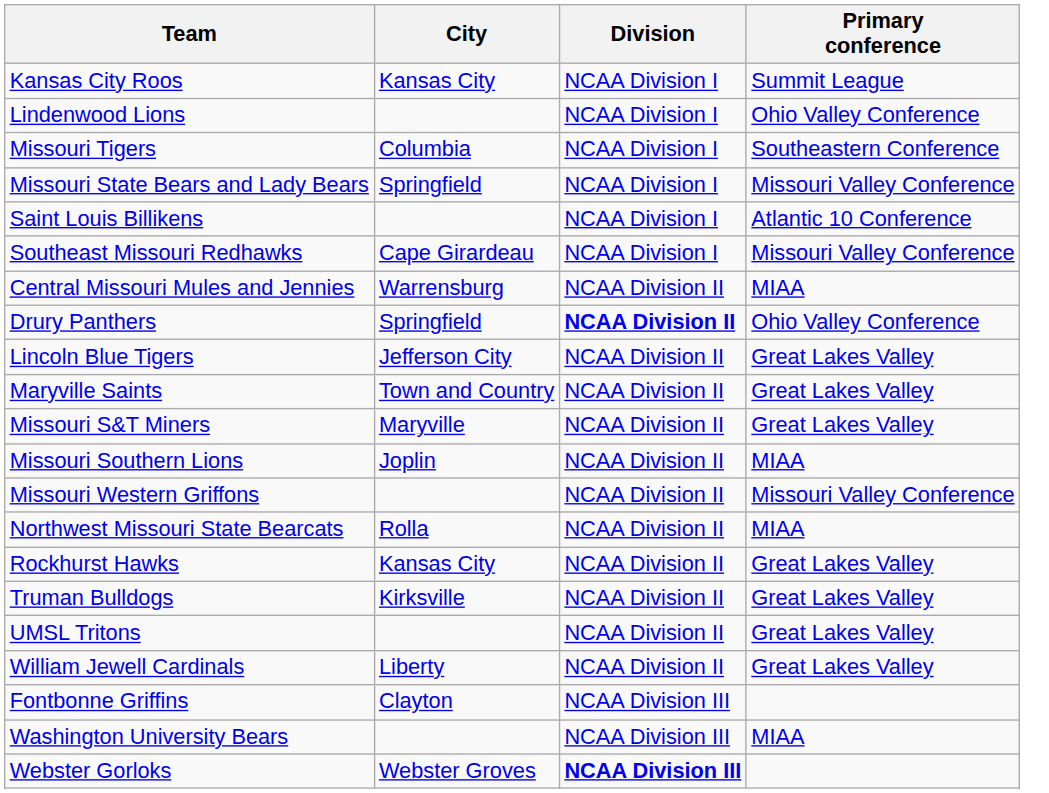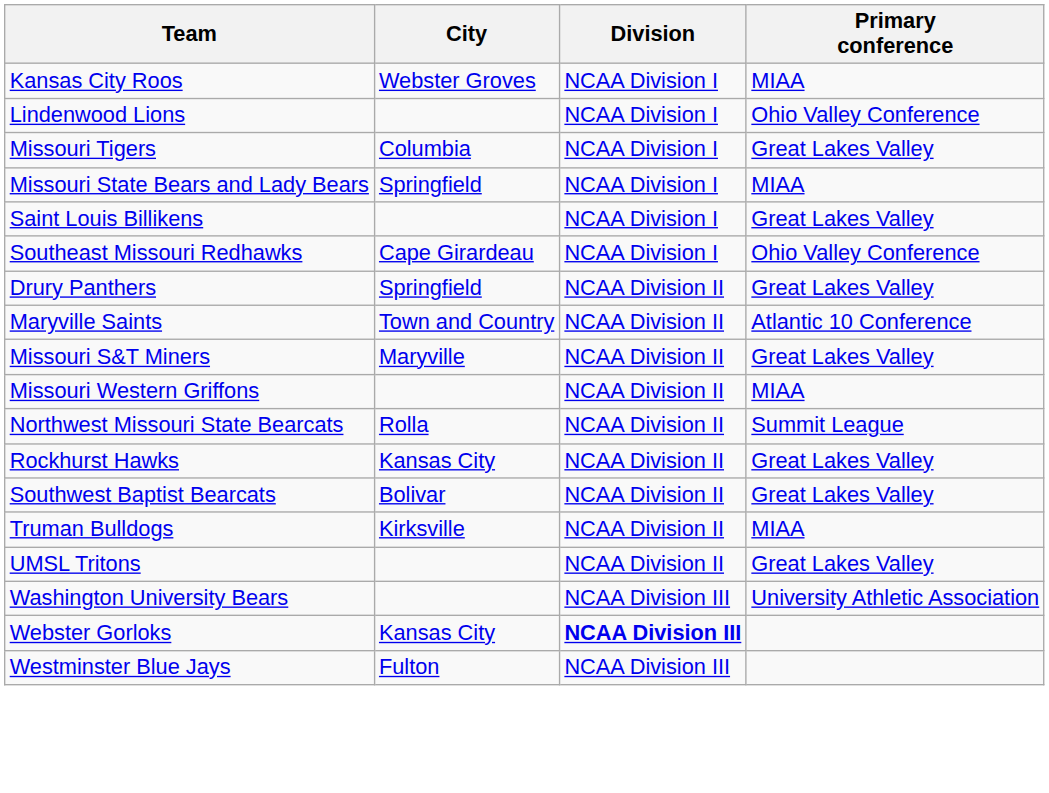(437, 80) Kansas City -> (457, 80) Webster Groves
(828, 80) Summit League -> (778, 80) MIAA
(875, 149) Southeastern Conference -> (842, 149) Great Lakes Valley
(883, 184) Missouri Valley Conference -> (778, 184) MIAA
(861, 218) Atlantic 10 Conference -> (842, 218) Great Lakes Valley
(883, 253) Missouri Valley Conference -> (865, 253) Ohio Valley Conference
- row: (182, 287)
(650, 322) bold -> (644, 287) normal
(865, 322) Ohio Valley Conference -> (842, 287) Great Lakes Valley
- row: (102, 356)
(842, 391) Great Lakes Valley -> (861, 322) Atlantic 10 Conference
- row: (126, 460)
(883, 494) Missouri Valley Conference -> (778, 391) MIAA
(778, 529) MIAA -> (828, 425) Summit League
+ row: (143, 494)
(842, 598) Great Lakes Valley -> (778, 529) MIAA
- row: (127, 667)
- row: (99, 701)
(778, 736) MIAA -> (895, 598) University Athletic Association
(457, 770) Webster Groves -> (437, 632) Kansas City
+ row: (120, 667)
